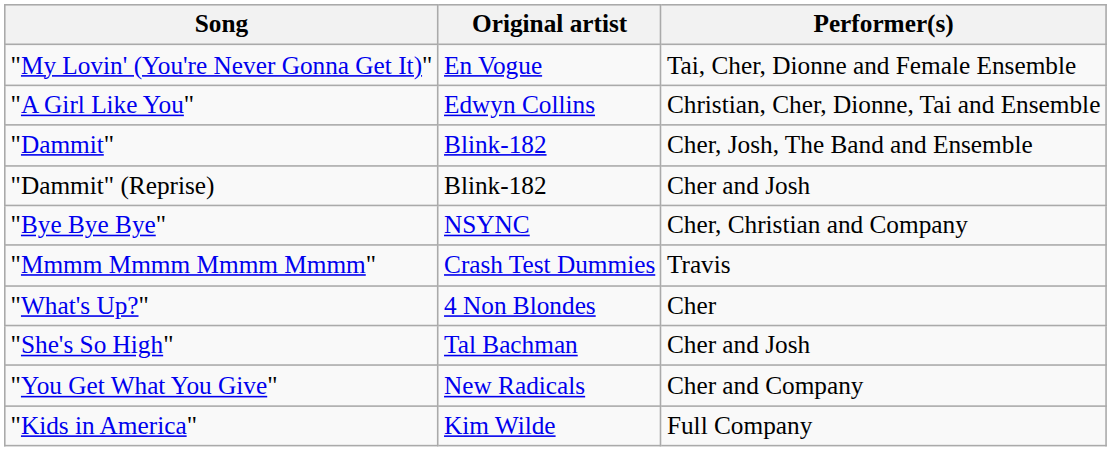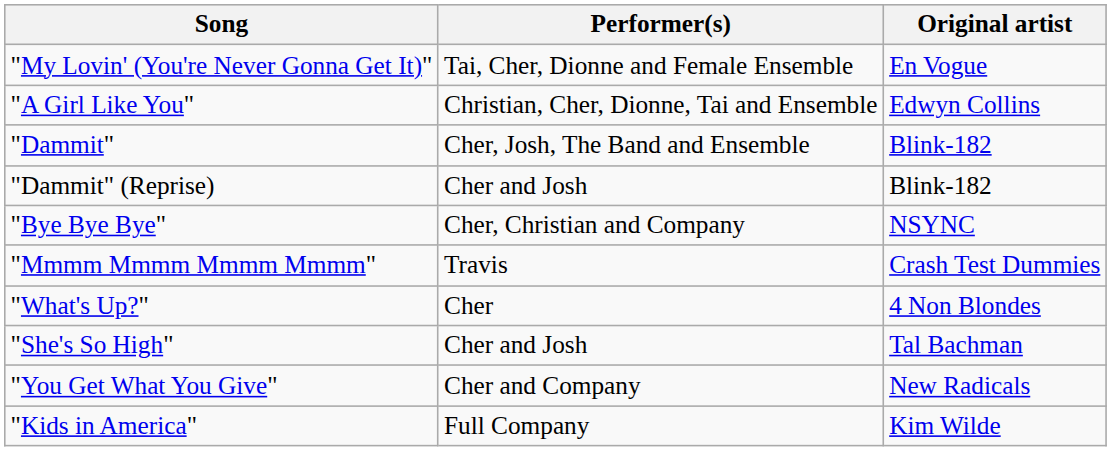columns swapped: (550, 24) <-> (884, 24)
